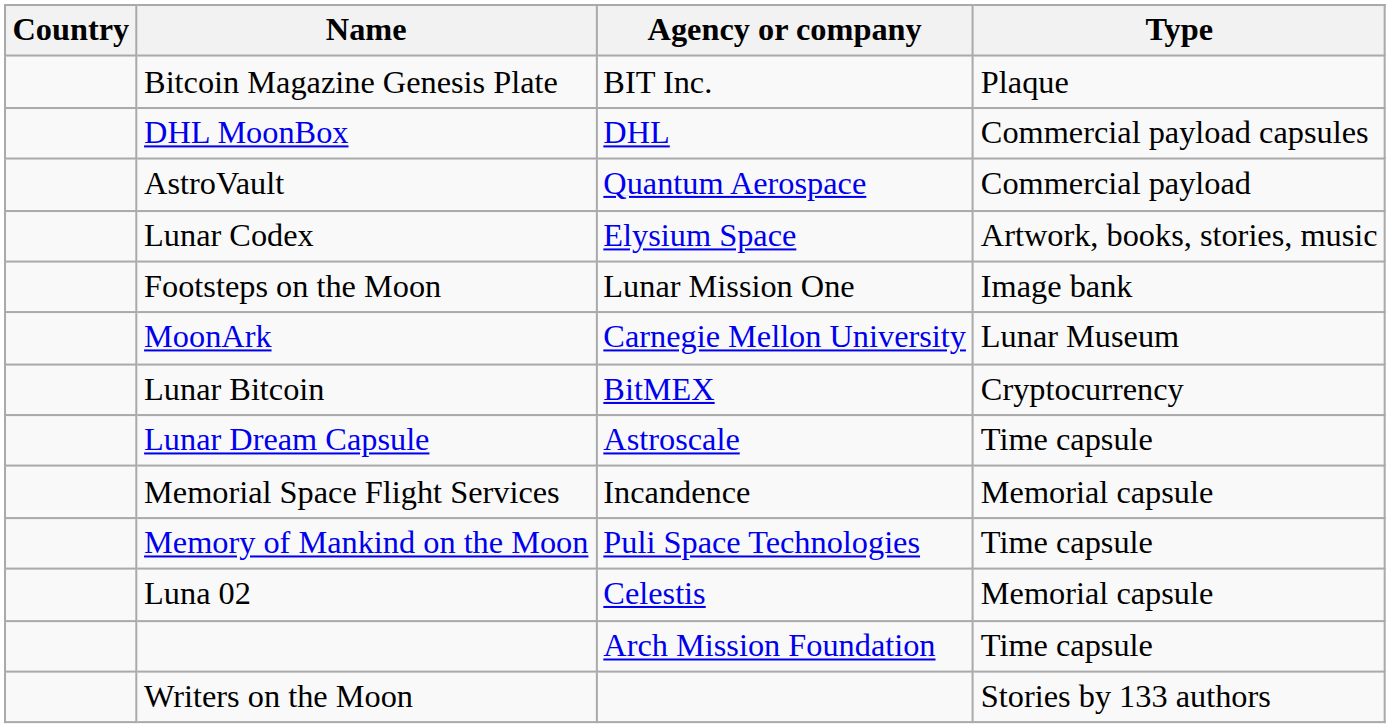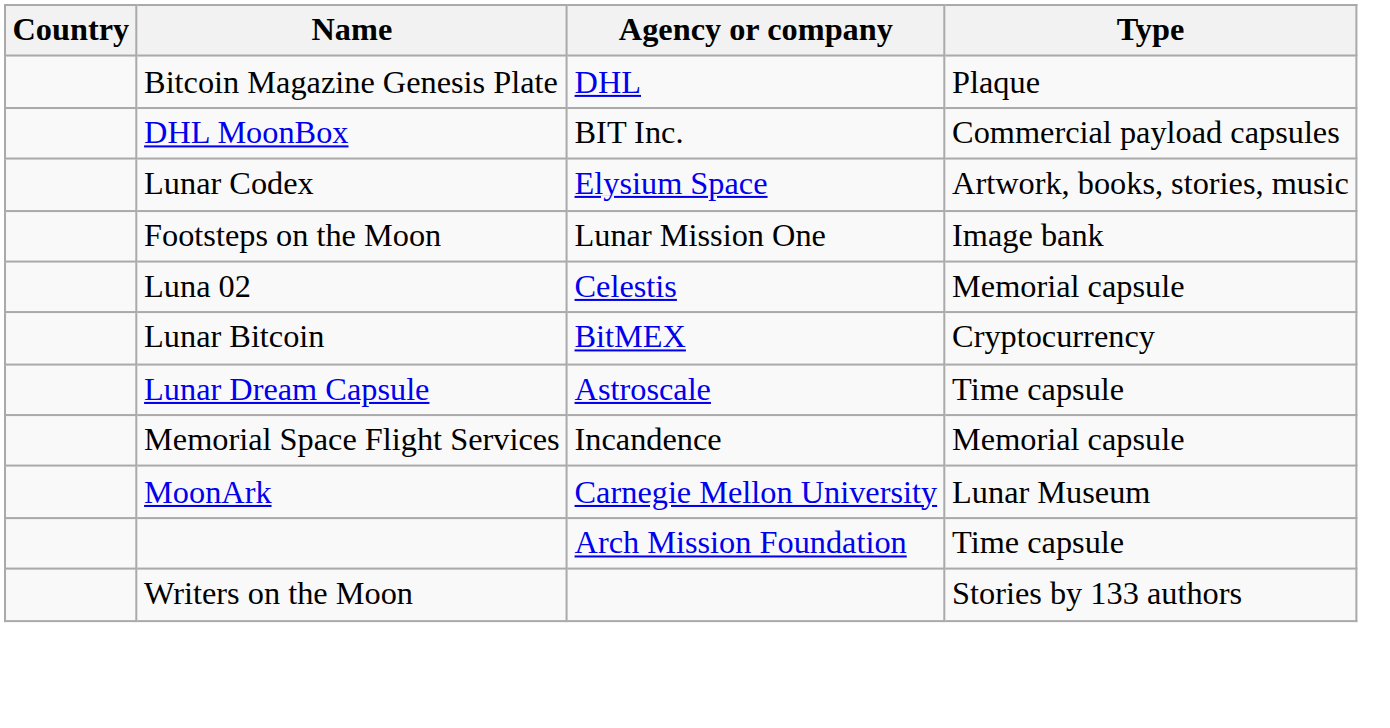(658, 81) BIT Inc. -> (608, 81) DHL
(637, 132) DHL -> (629, 132) BIT Inc.
- row: (214, 183)
rows swapped: (197, 593) <-> (208, 337)
- row: (366, 542)
